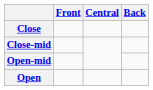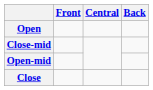rows swapped: (29, 28) <-> (29, 77)
